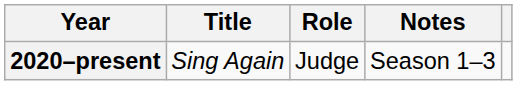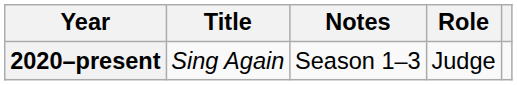columns swapped: (327, 23) <-> (433, 23)
